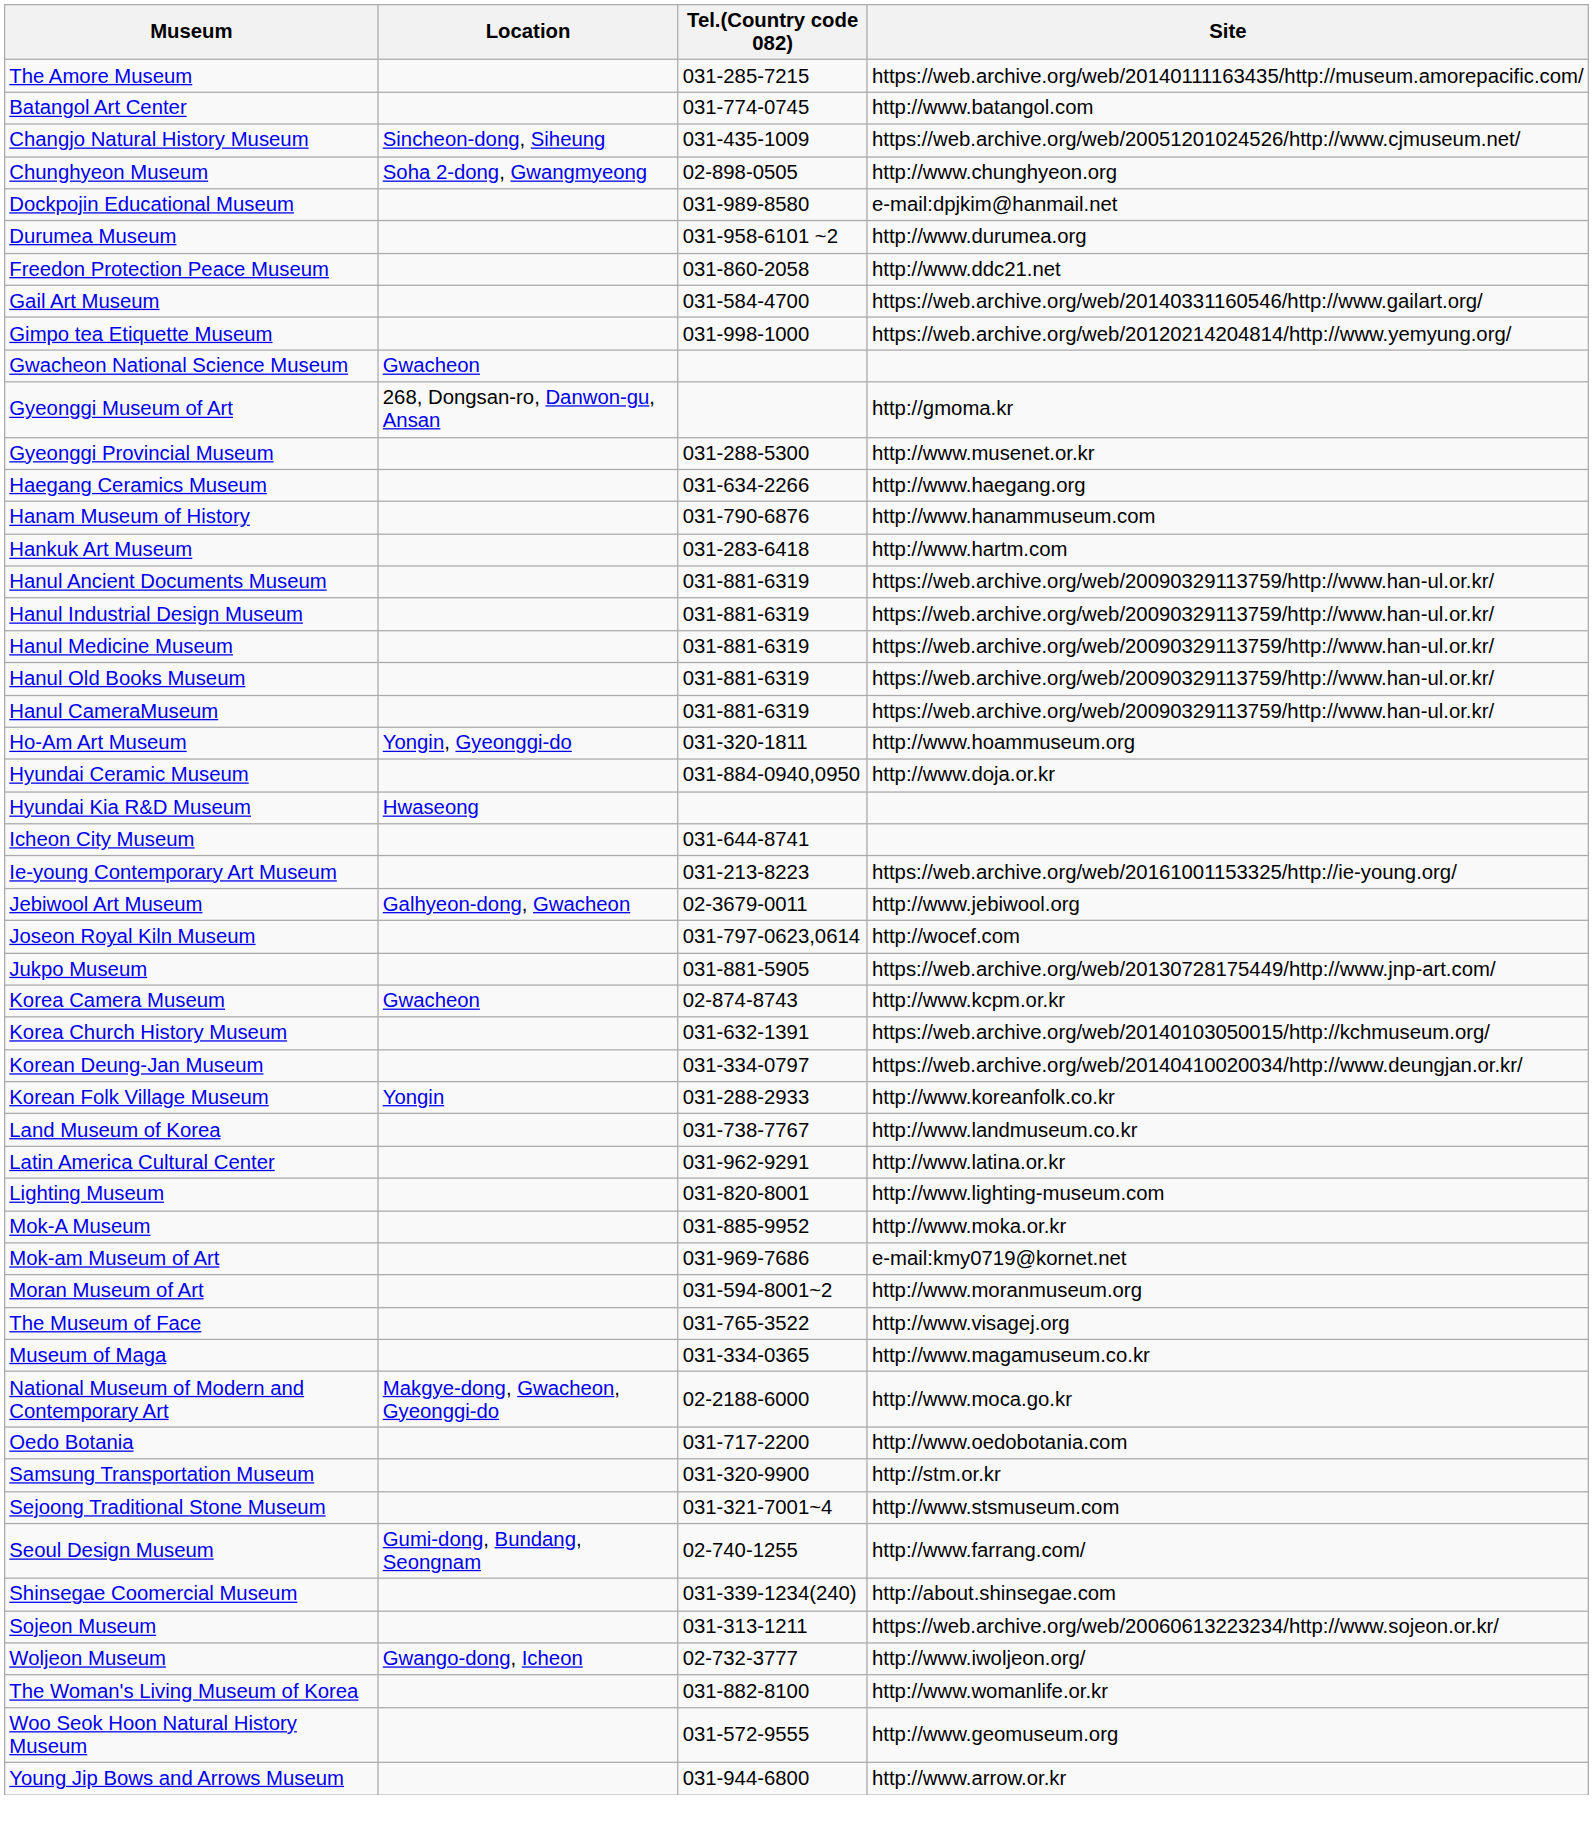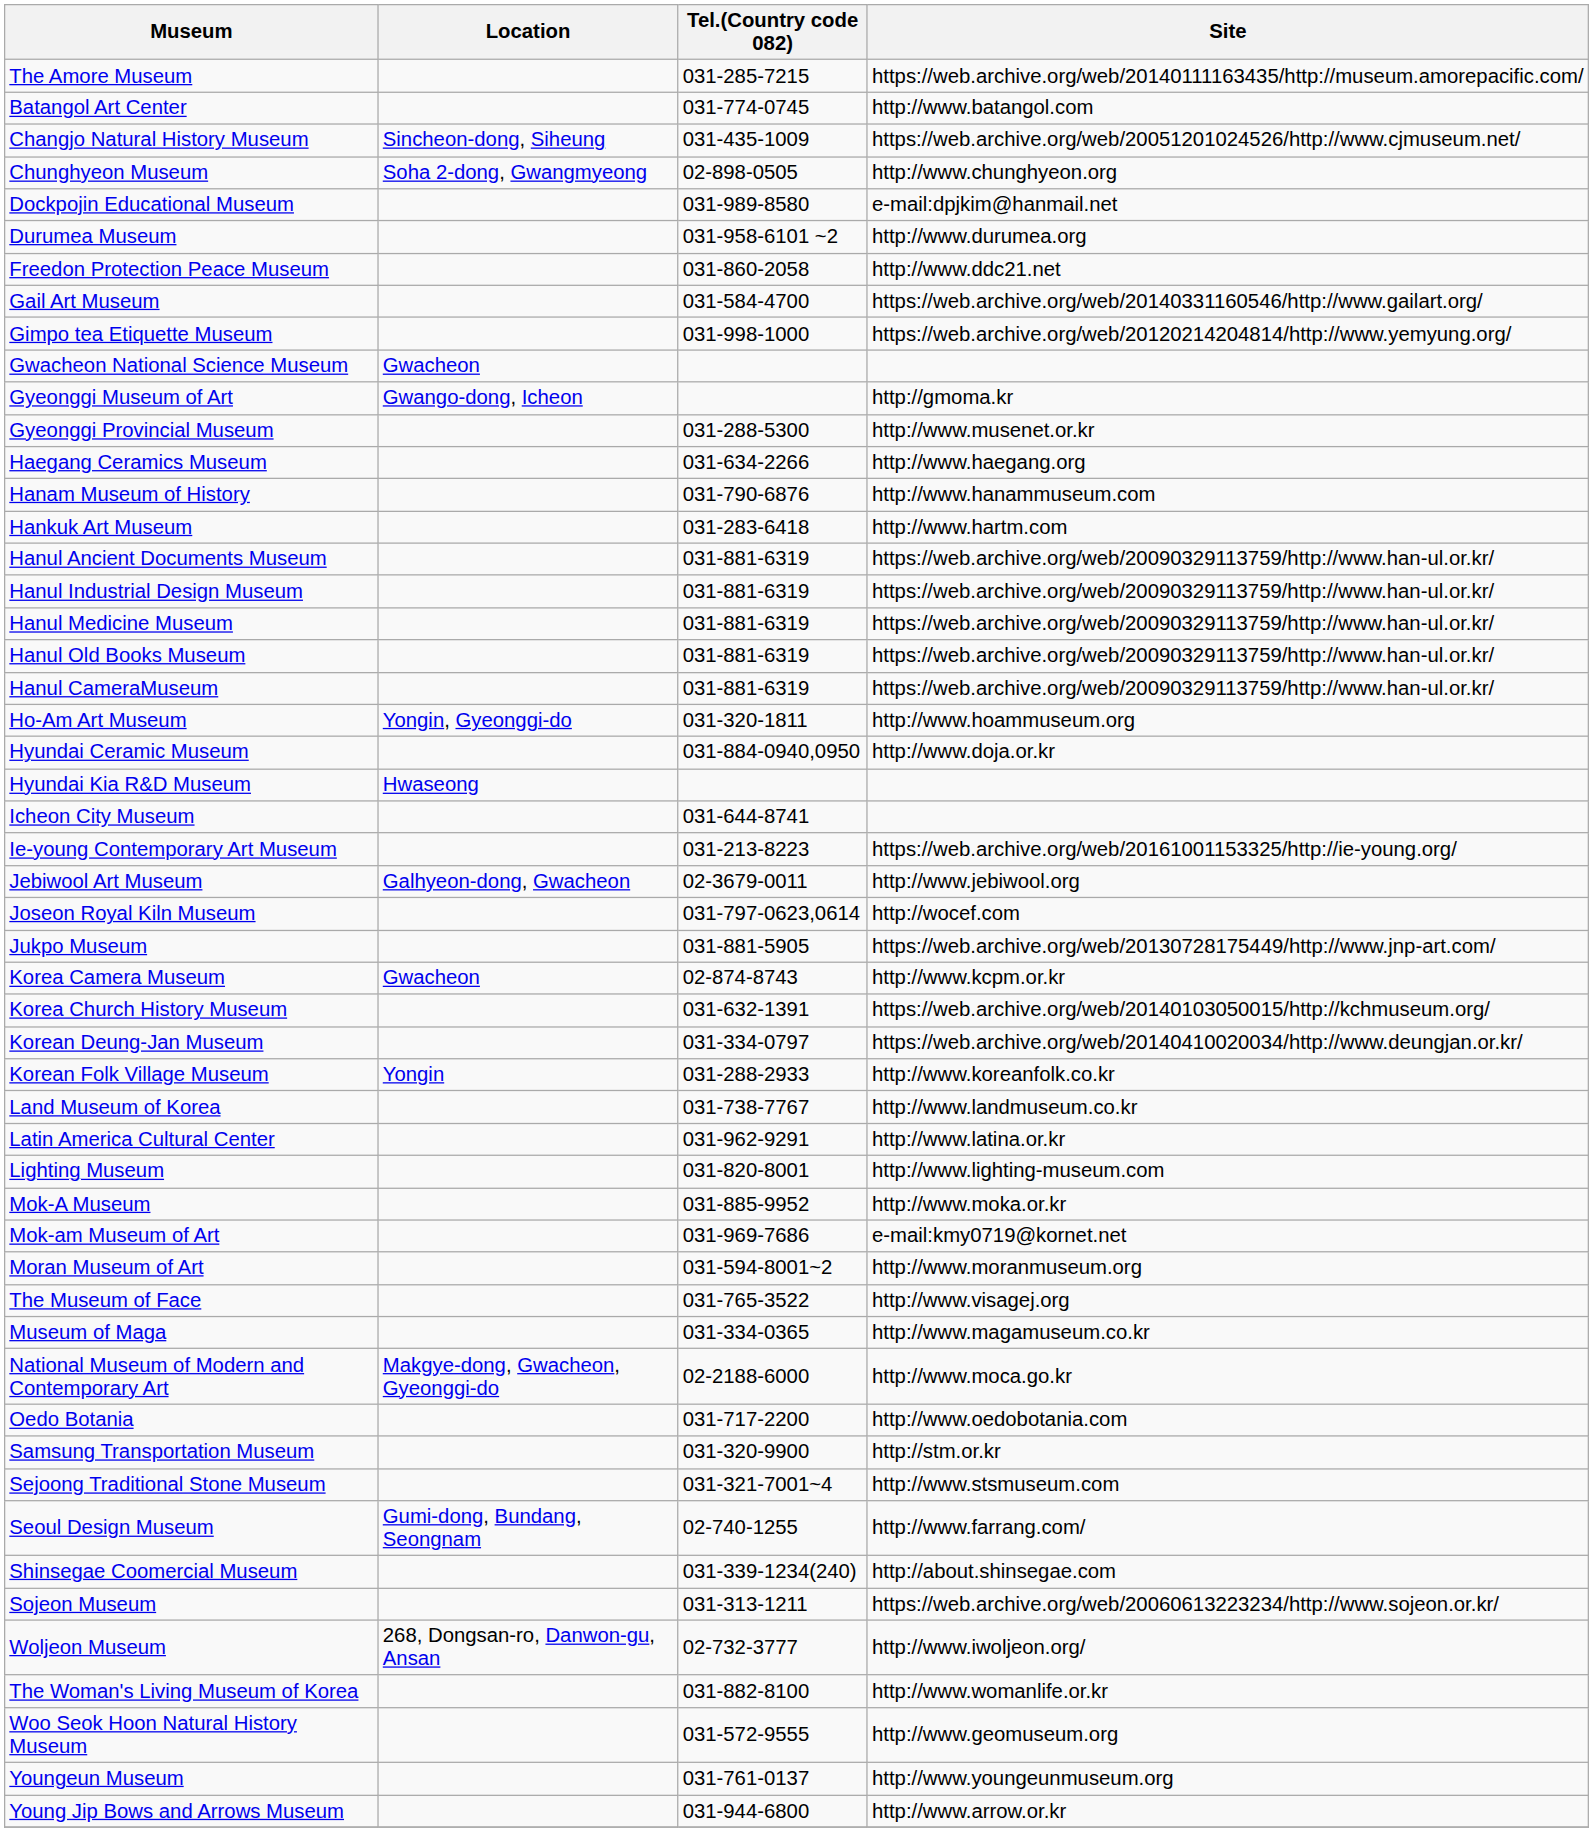(519, 409) 268, Dongsan-ro, Danwon-gu, Ansan -> (483, 397) Gwango-dong, Icheon
(483, 1658) Gwango-dong, Icheon -> (519, 1647) 268, Dongsan-ro, Danwon-gu, Ansan
+ row: (97, 1778)
